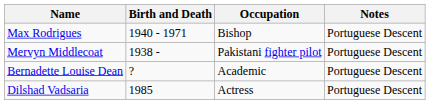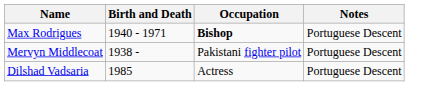(235, 33) normal -> (215, 33) bold
- row: (65, 71)
